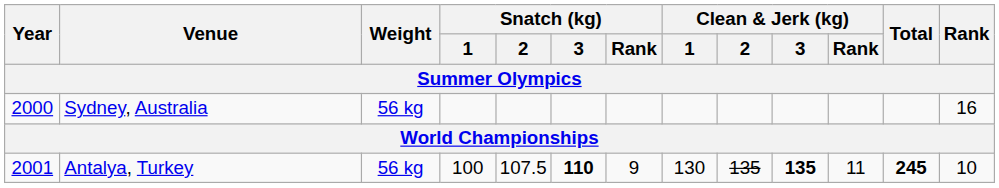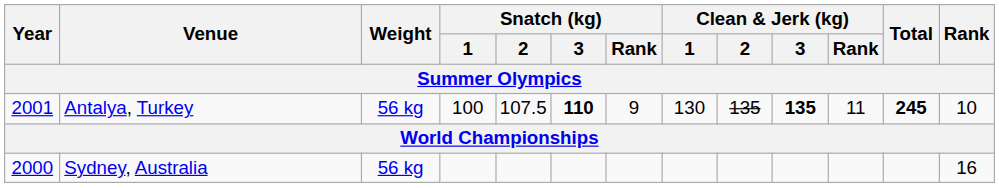rows swapped: (136, 108) <-> (129, 167)
